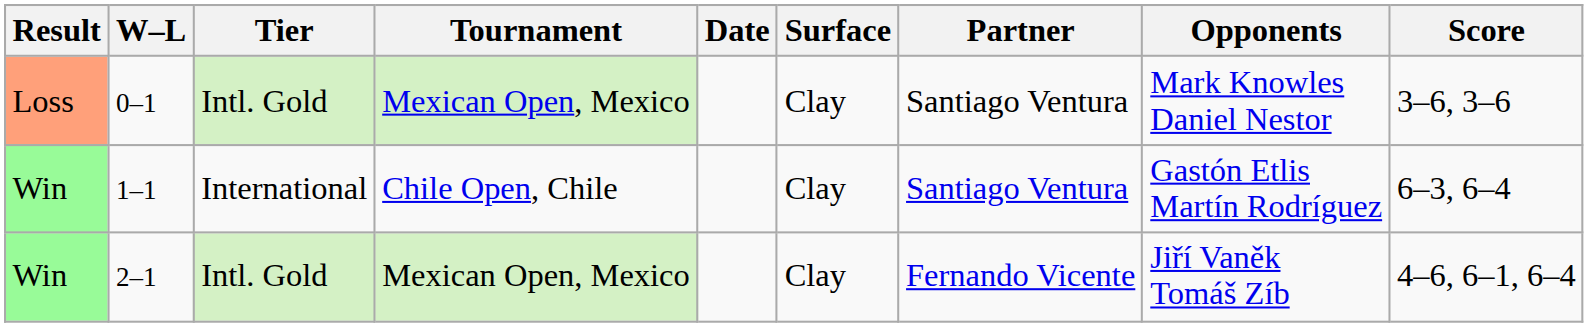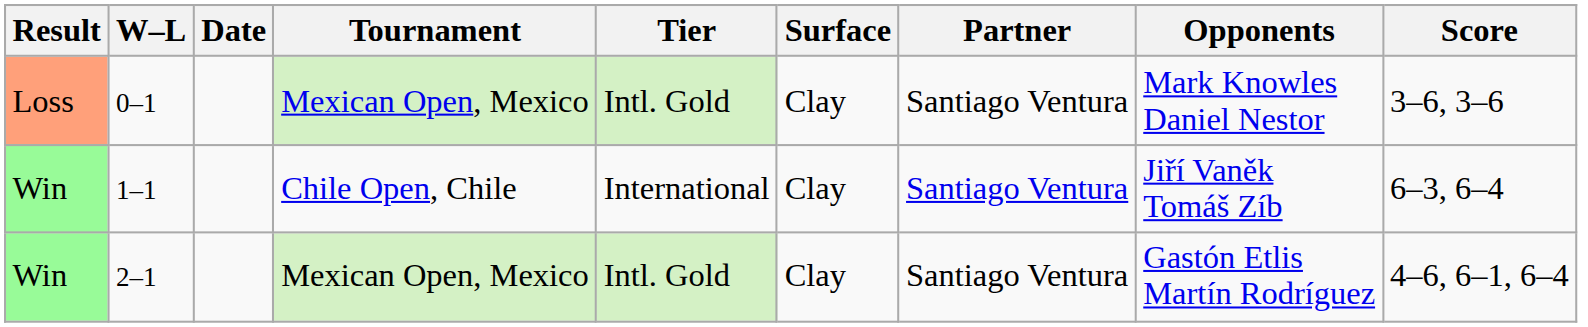columns swapped: (737, 30) <-> (284, 30)
(1266, 188) Gastón Etlis Martín Rodríguez -> (1213, 188) Jiří Vaněk Tomáš Zíb
(1021, 276) Fernando Vicente -> (1017, 276) Santiago Ventura
(1220, 276) Jiří Vaněk Tomáš Zíb -> (1259, 276) Gastón Etlis Martín Rodríguez
